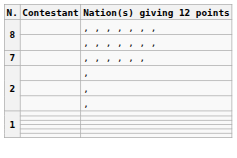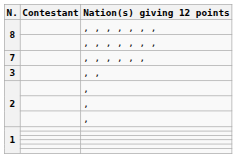+ row: (12, 73)
